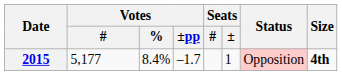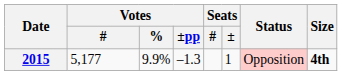(156, 59) 8.4% -> (156, 59) 9.9%
(189, 59) –1.7 -> (189, 59) –1.3
